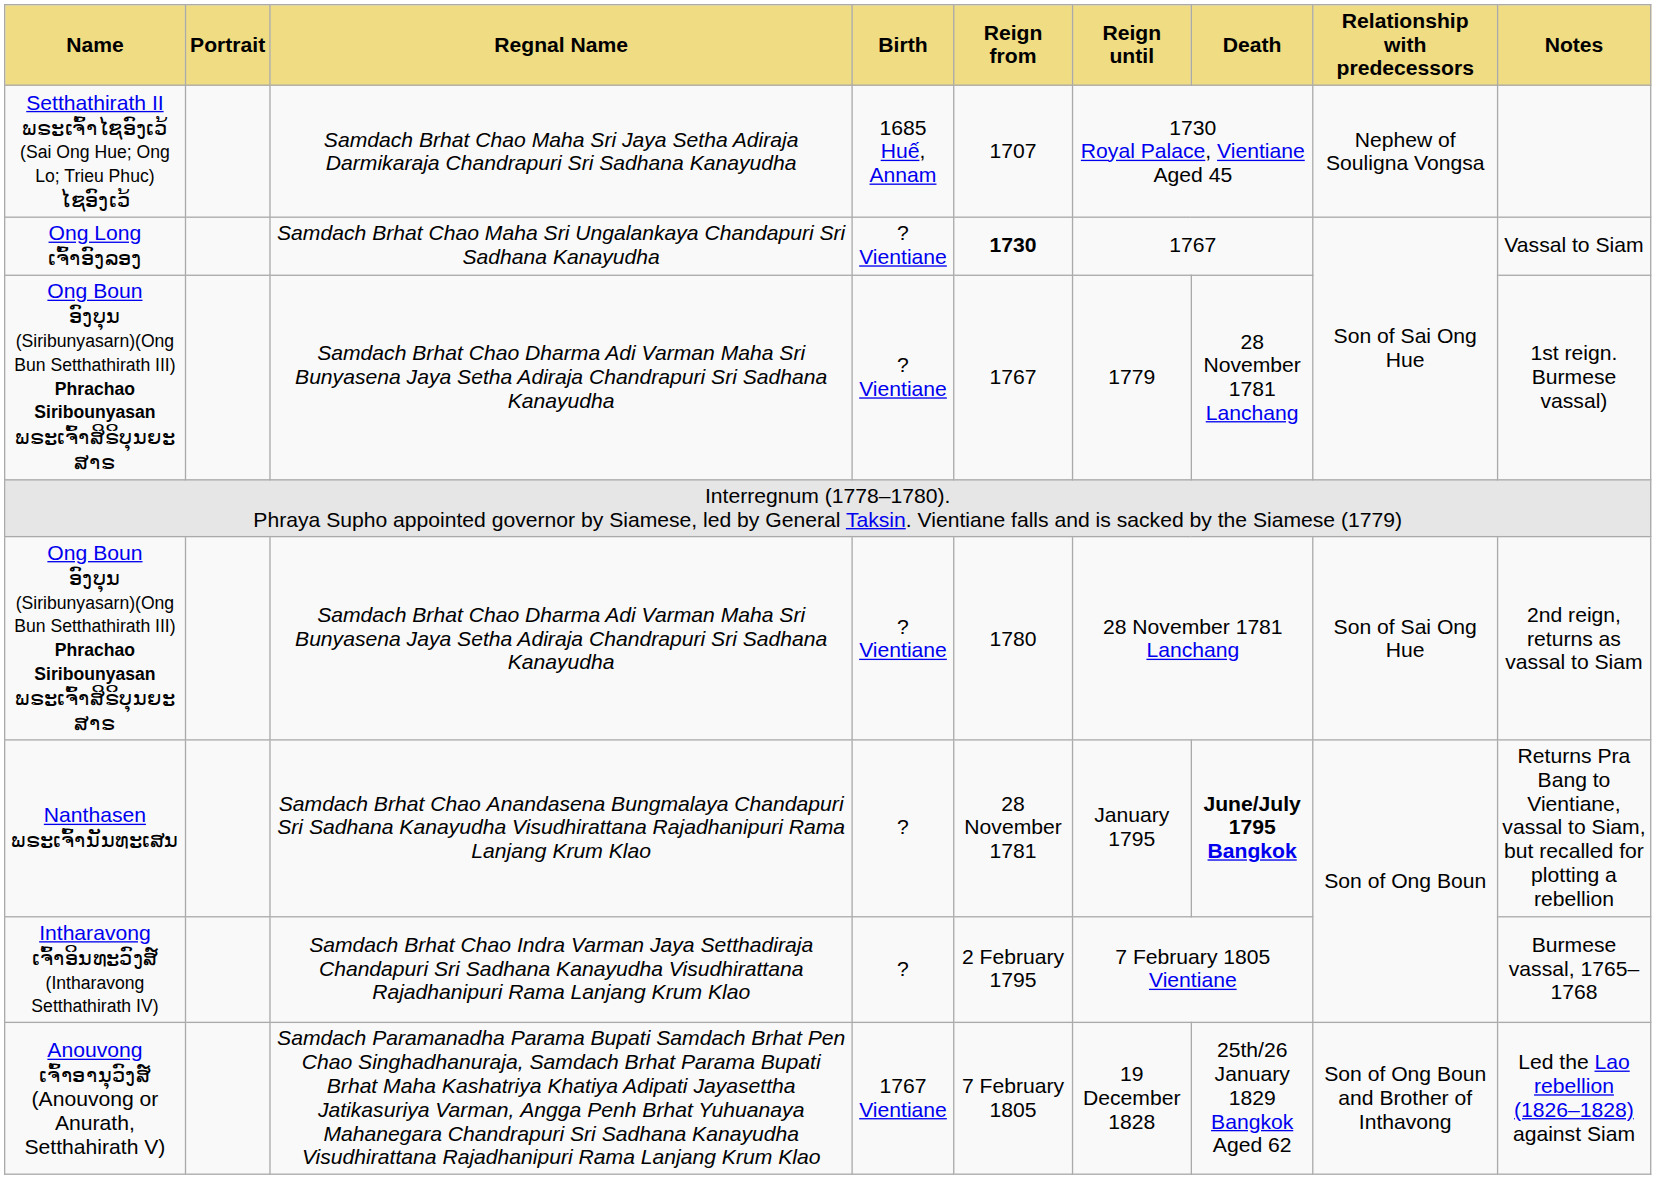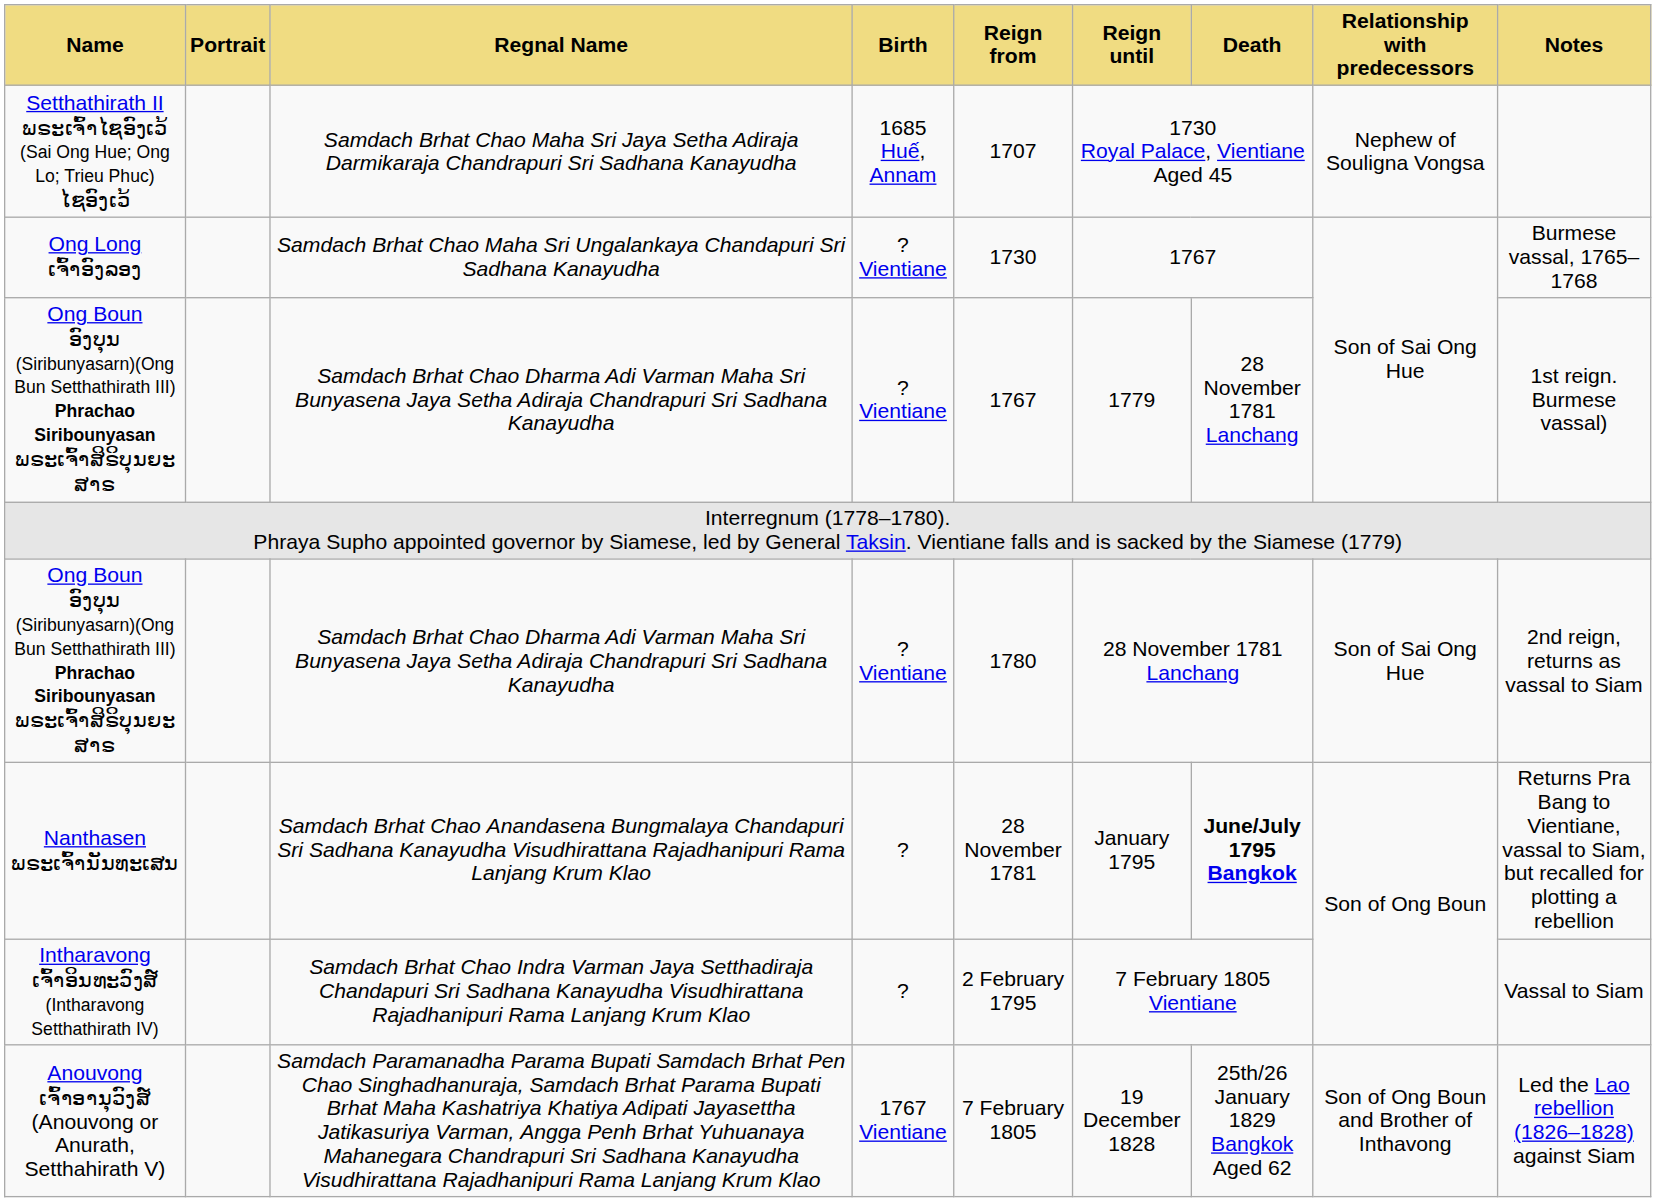(1013, 245) bold -> (1013, 257) normal
(1574, 245) Vassal to Siam -> (1574, 257) Burmese vassal, 1765–1768
(1574, 969) Burmese vassal, 1765–1768 -> (1574, 991) Vassal to Siam
